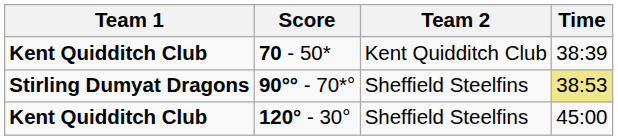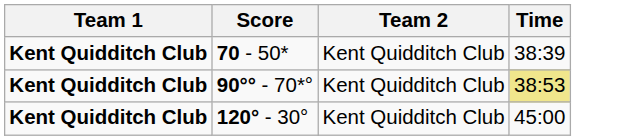(129, 85) Stirling Dumyat Dragons -> (108, 85) Kent Quidditch Club
(446, 85) Sheffield Steelfins -> (414, 85) Kent Quidditch Club
(446, 118) Sheffield Steelfins -> (414, 118) Kent Quidditch Club
